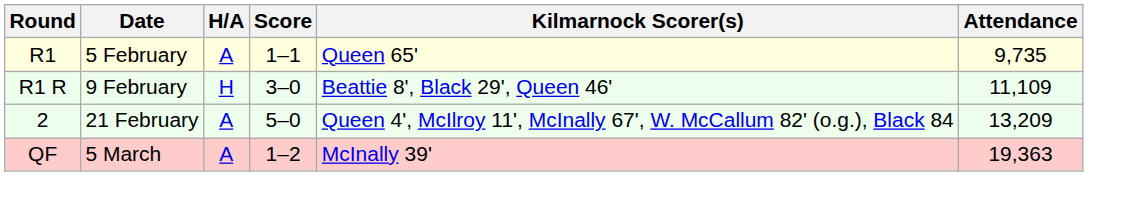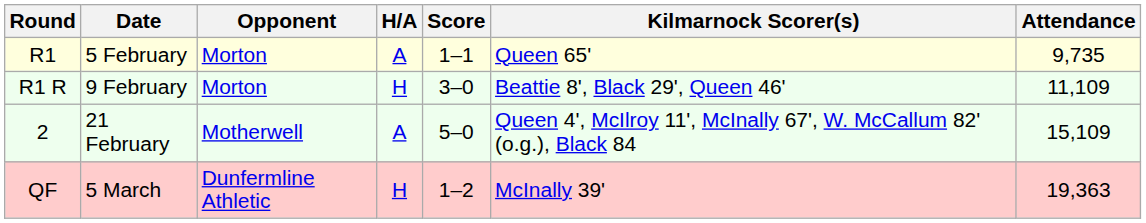+ column: (287, 21)
(1020, 120) 13,209 -> (1079, 132) 15,109
(226, 154) A -> (399, 189) H
